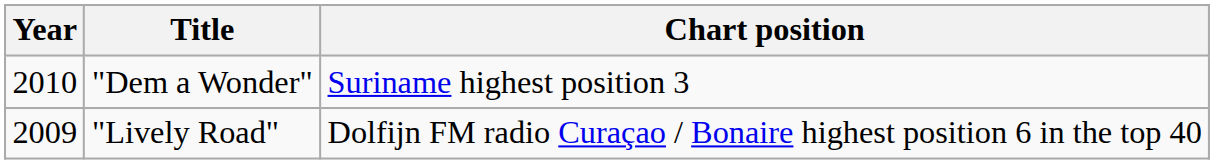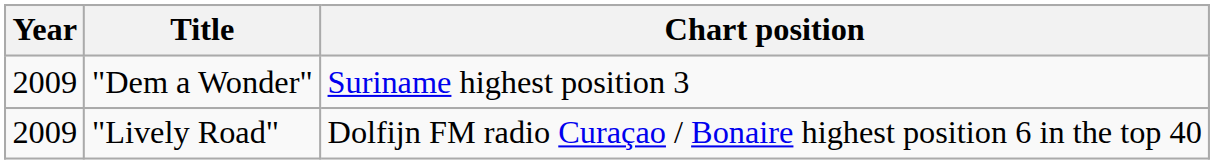(45, 81) 2010 -> (45, 81) 2009
